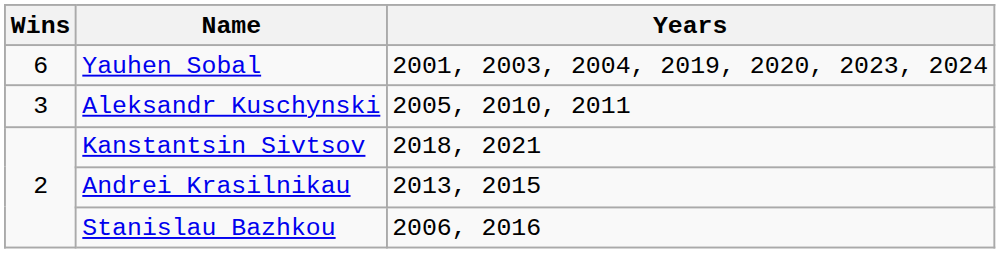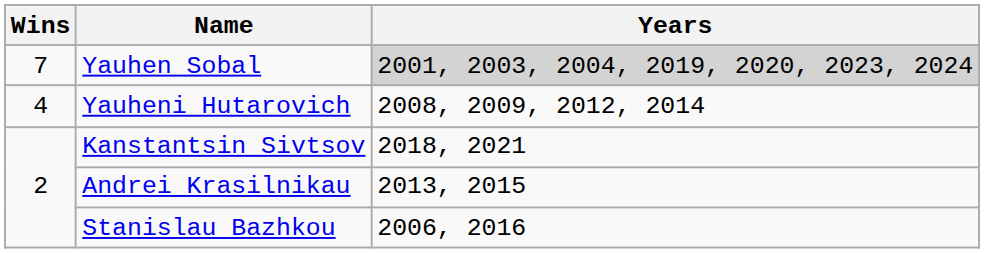(41, 66) 6 -> (41, 66) 7
(690, 66) no background -> (675, 66) lightgrey background
+ row: (216, 106)
- row: (231, 106)
